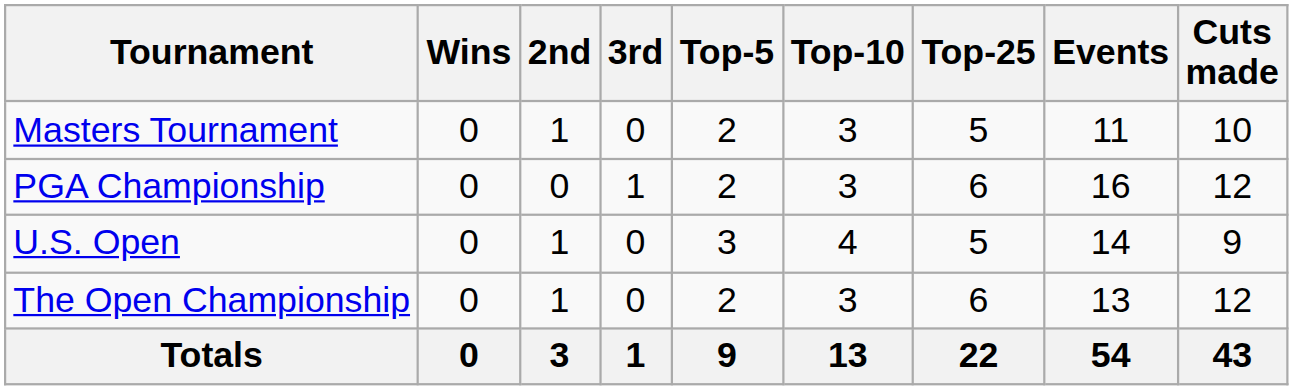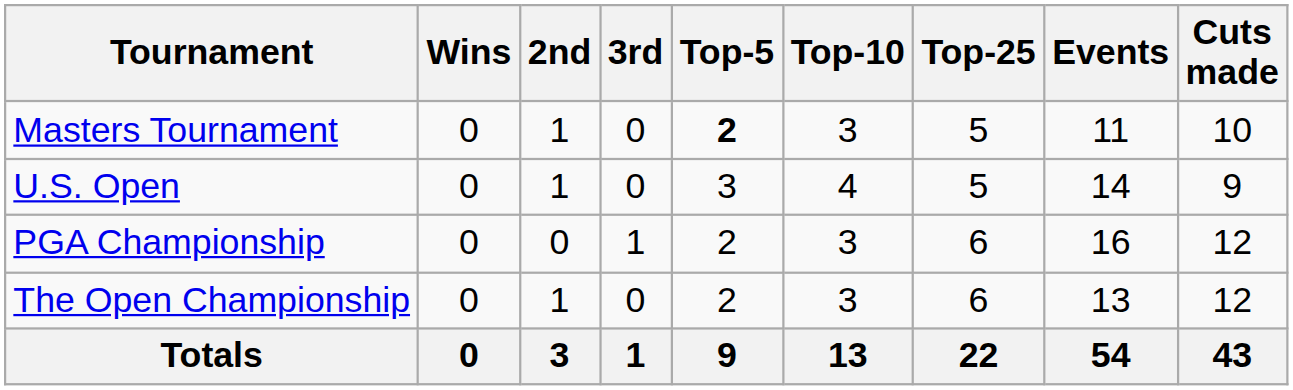(727, 129) normal -> (727, 129) bold
rows swapped: (169, 186) <-> (97, 242)
